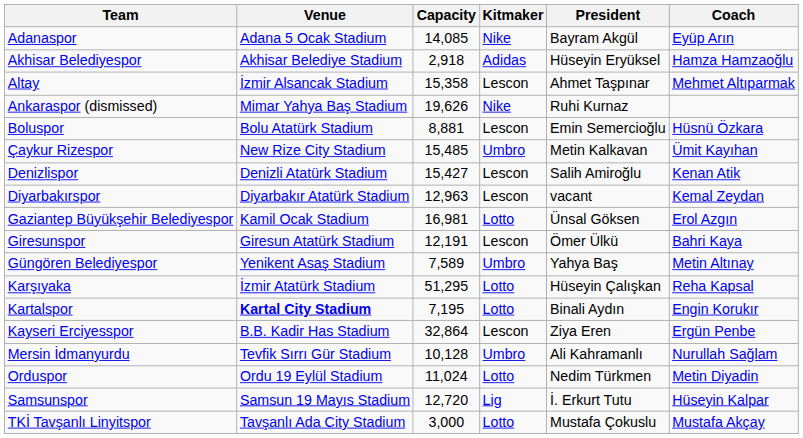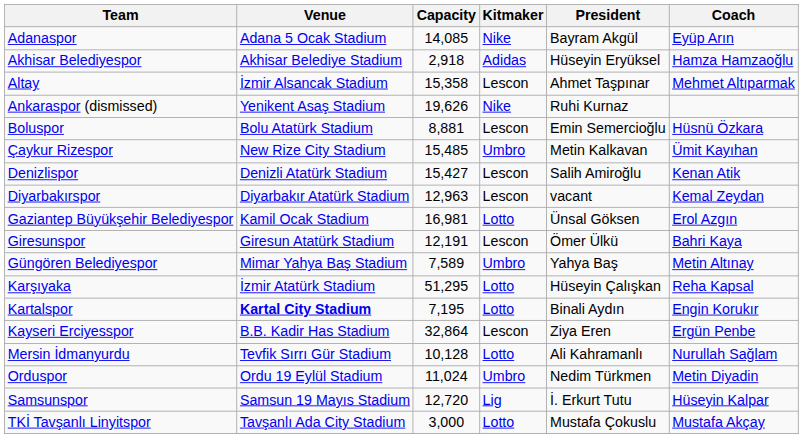(324, 106) Mimar Yahya Baş Stadium -> (312, 106) Yenikent Asaş Stadium
(312, 264) Yenikent Asaş Stadium -> (324, 264) Mimar Yahya Baş Stadium
(504, 354) Umbro -> (498, 354) Lotto
(498, 377) Lotto -> (504, 377) Umbro
